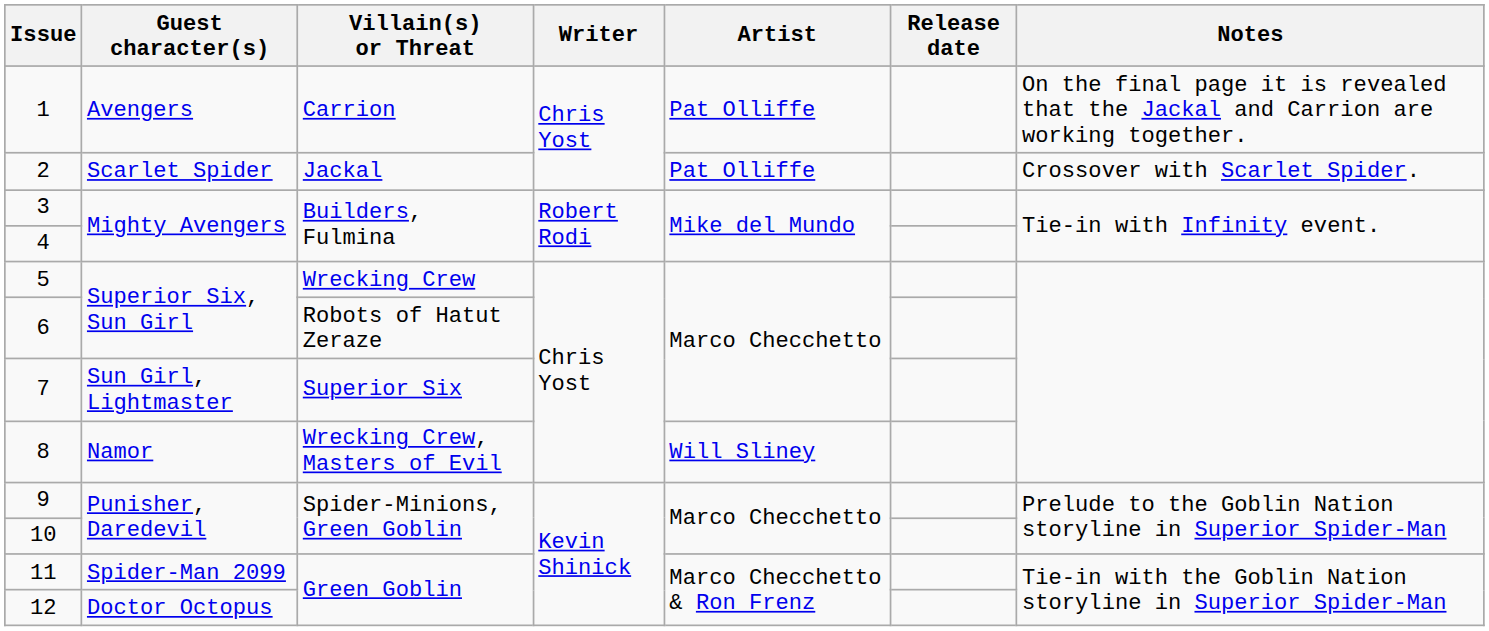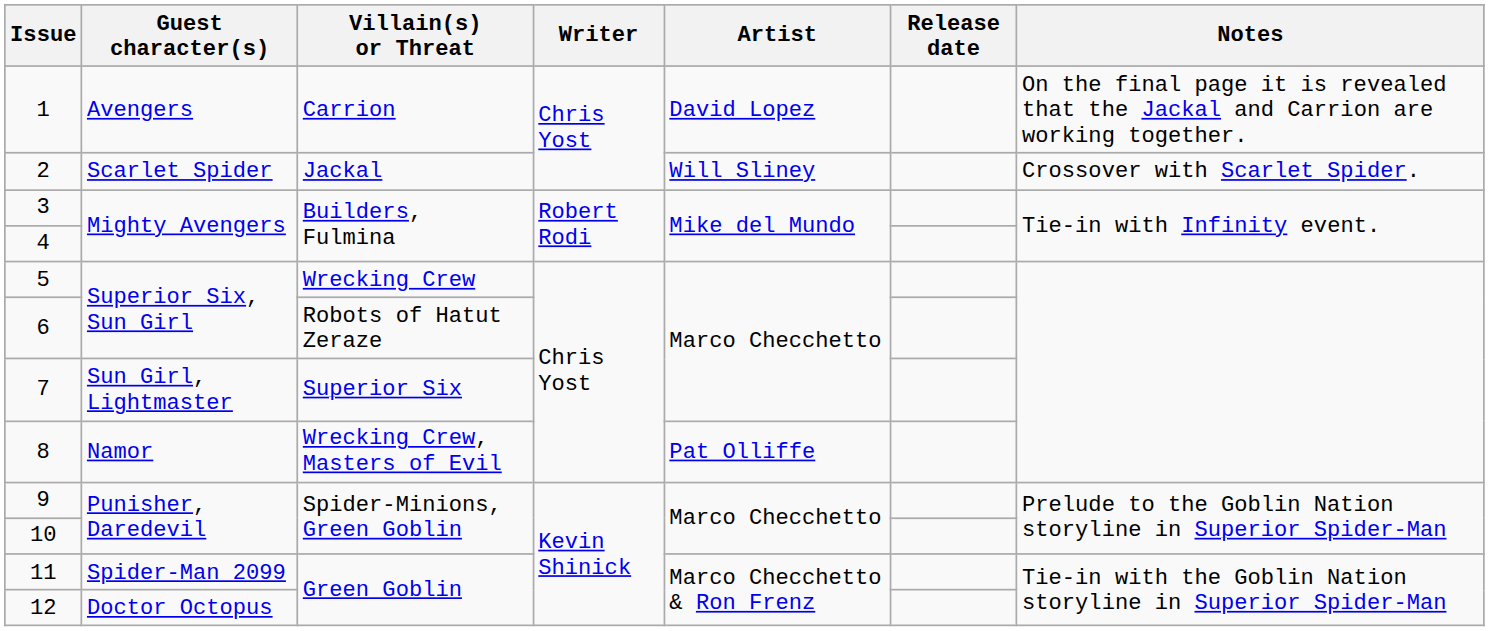(742, 110) Pat Olliffe -> (742, 110) David Lopez
(742, 171) Pat Olliffe -> (742, 171) Will Sliney
(742, 451) Will Sliney -> (742, 451) Pat Olliffe
